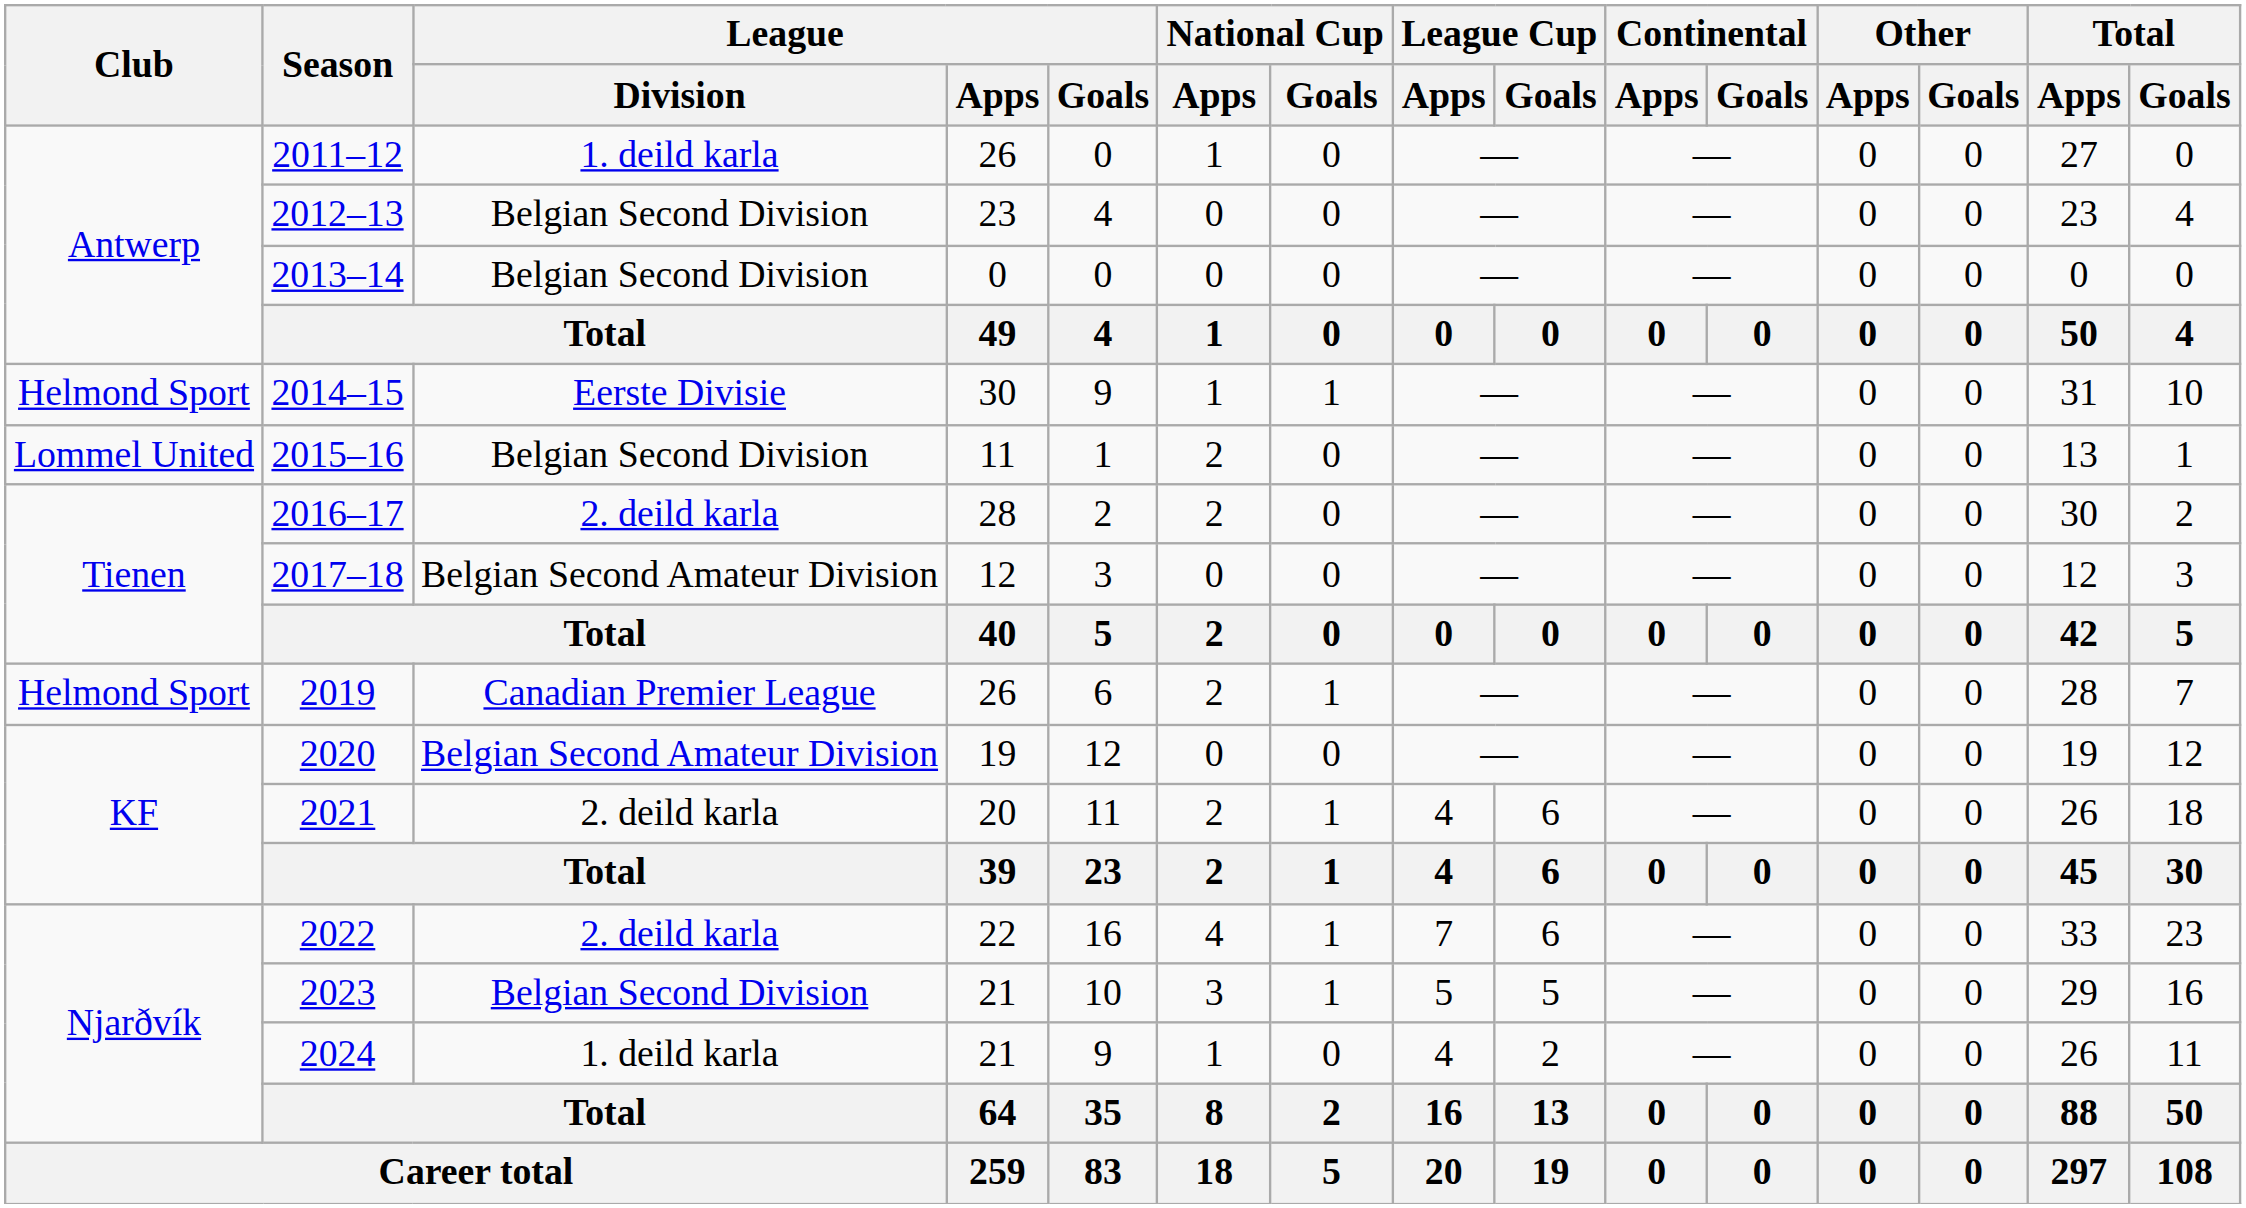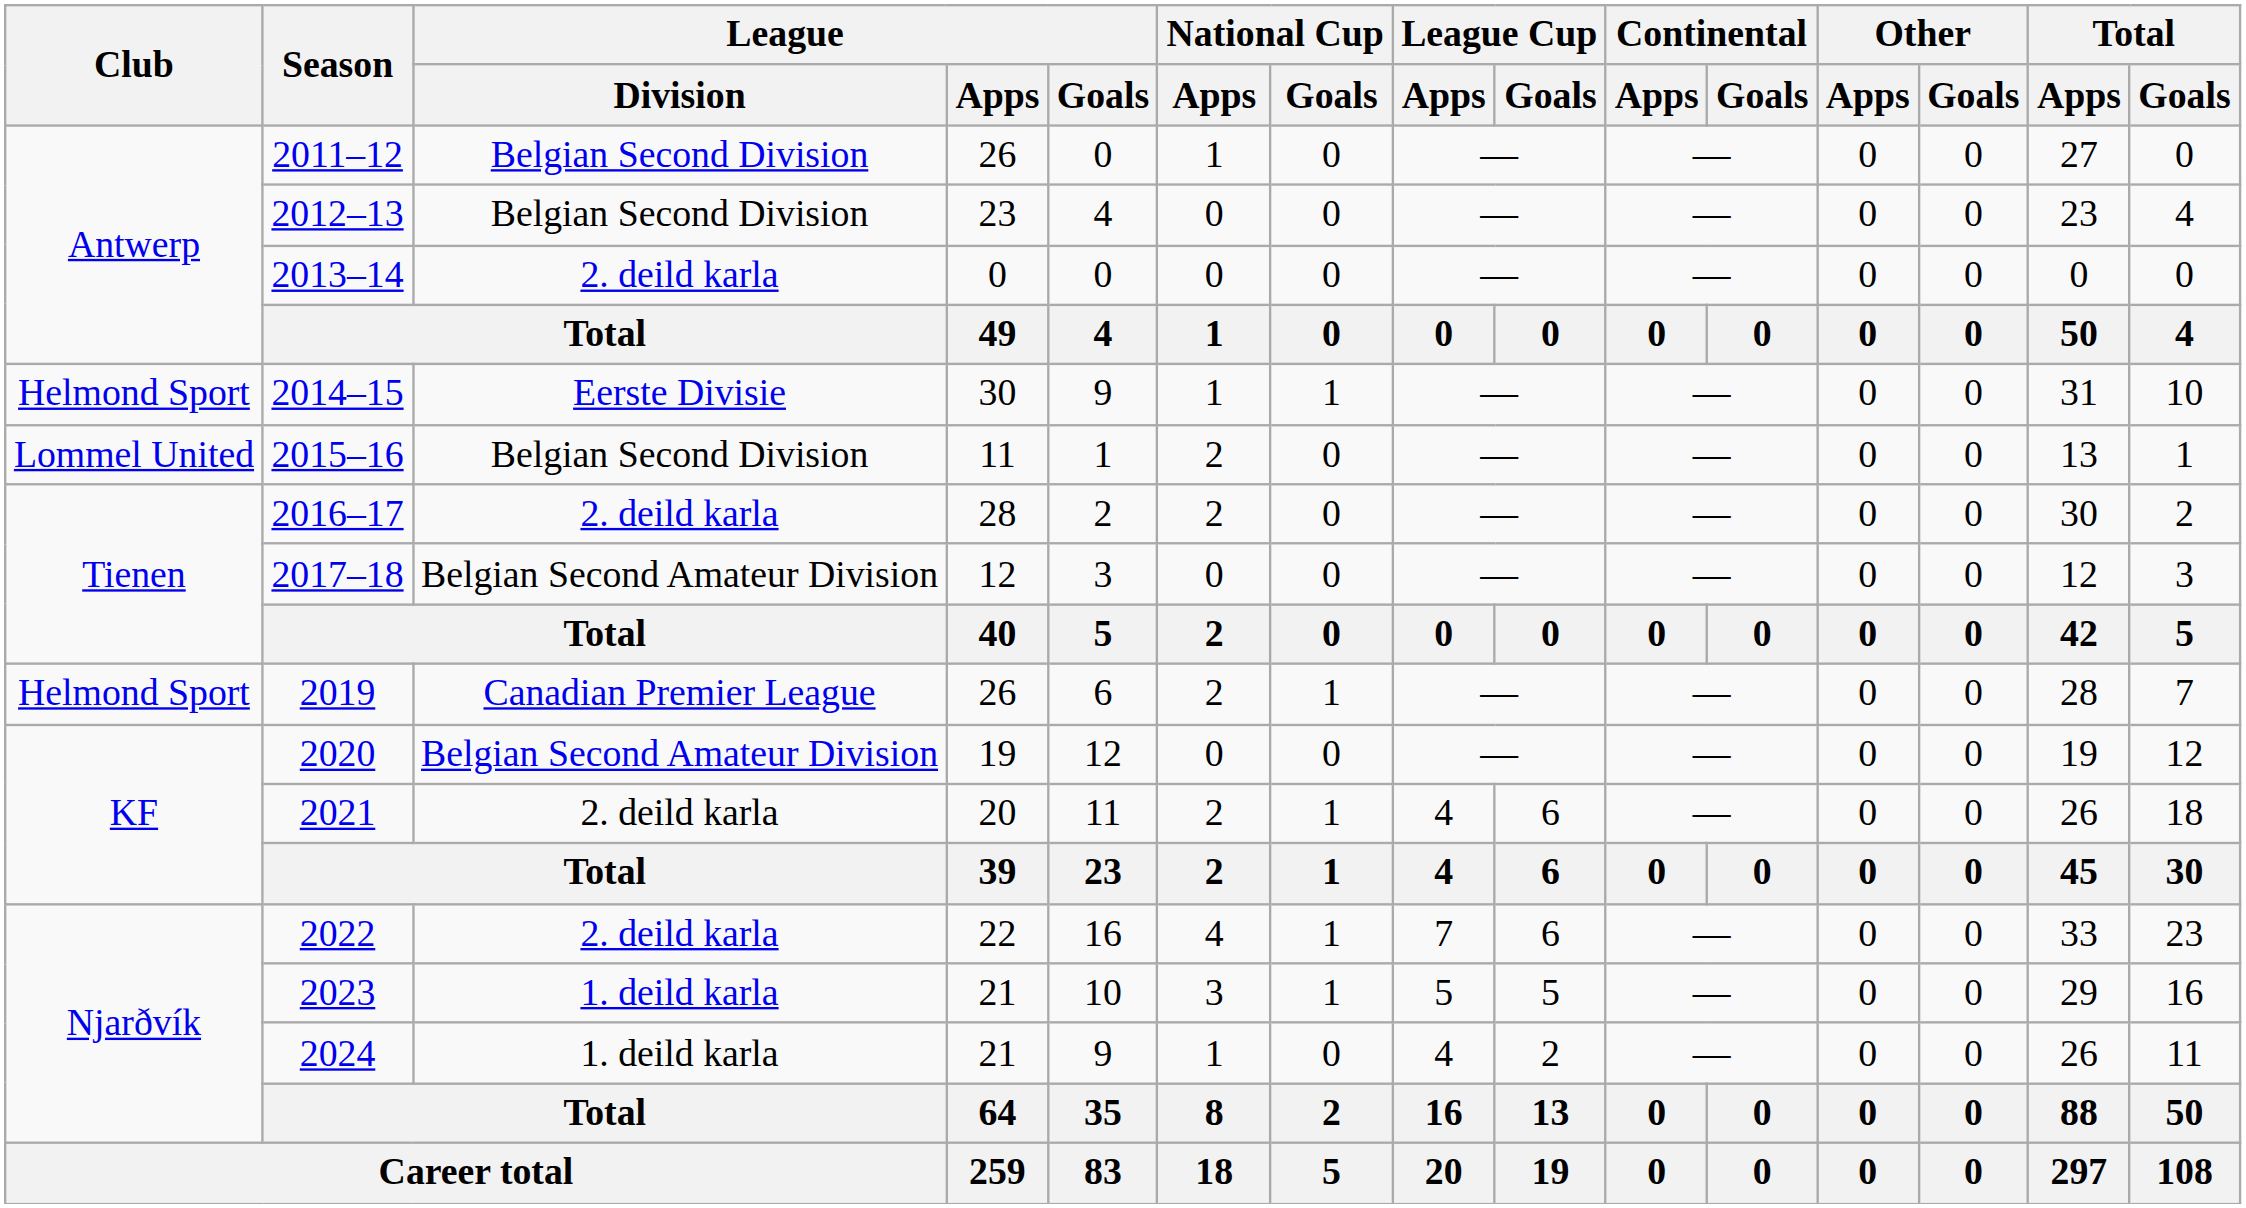(680, 154) 1. deild karla -> (680, 154) Belgian Second Division
(680, 273) Belgian Second Division -> (680, 273) 2. deild karla
(680, 992) Belgian Second Division -> (680, 992) 1. deild karla
